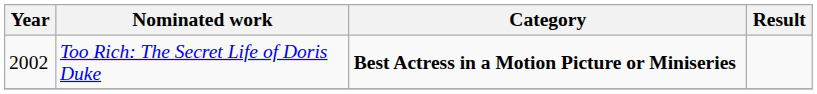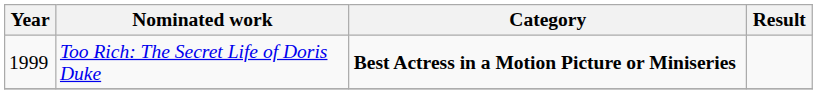(29, 61) 2002 -> (29, 61) 1999
